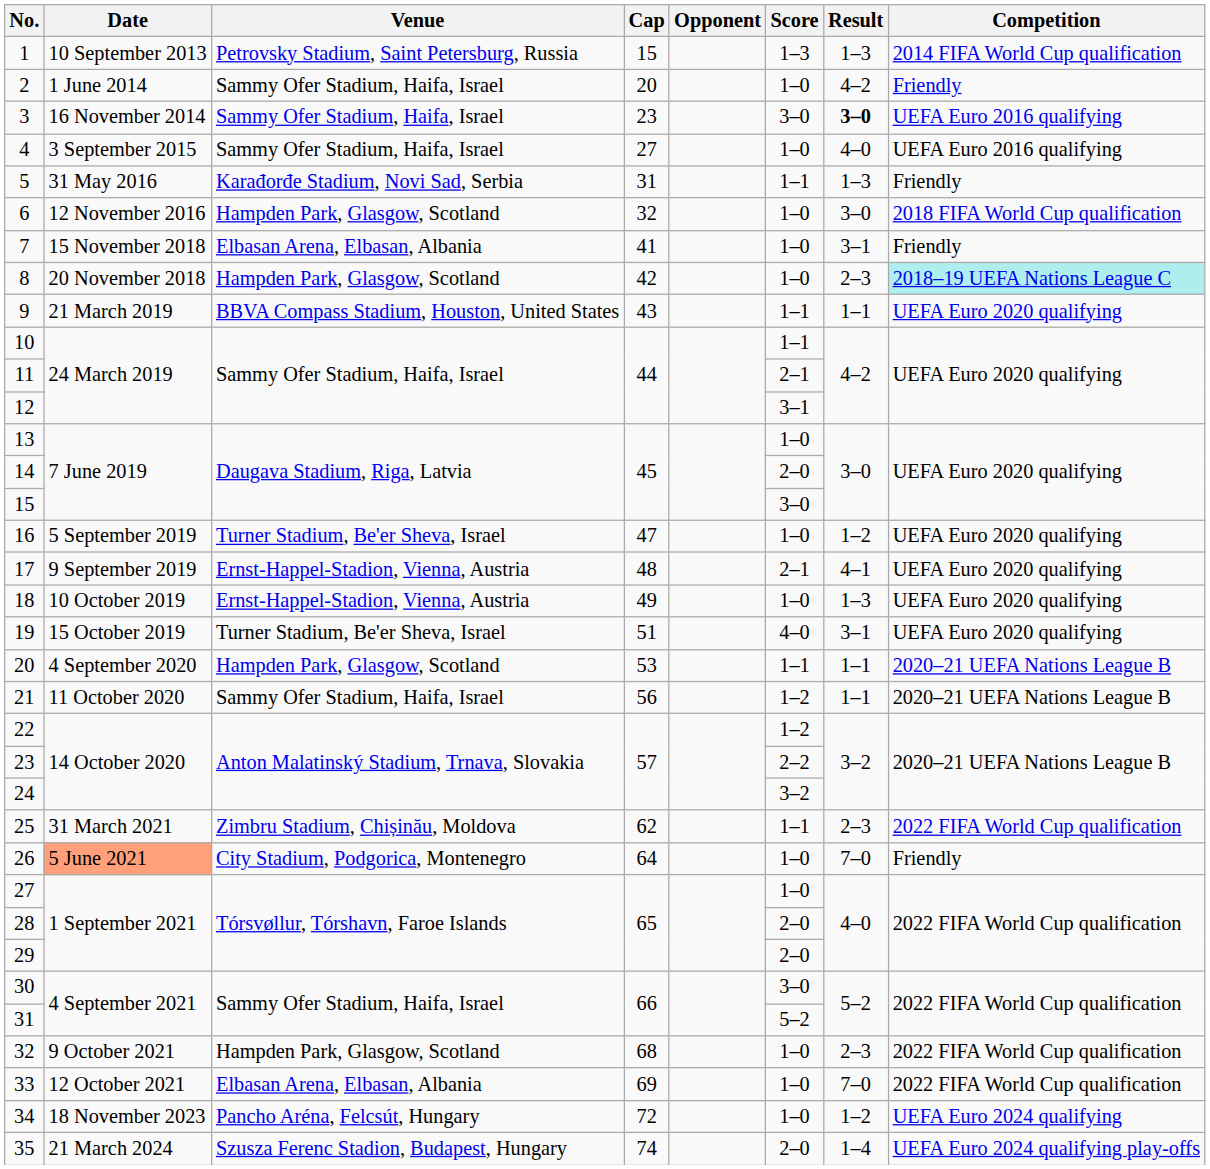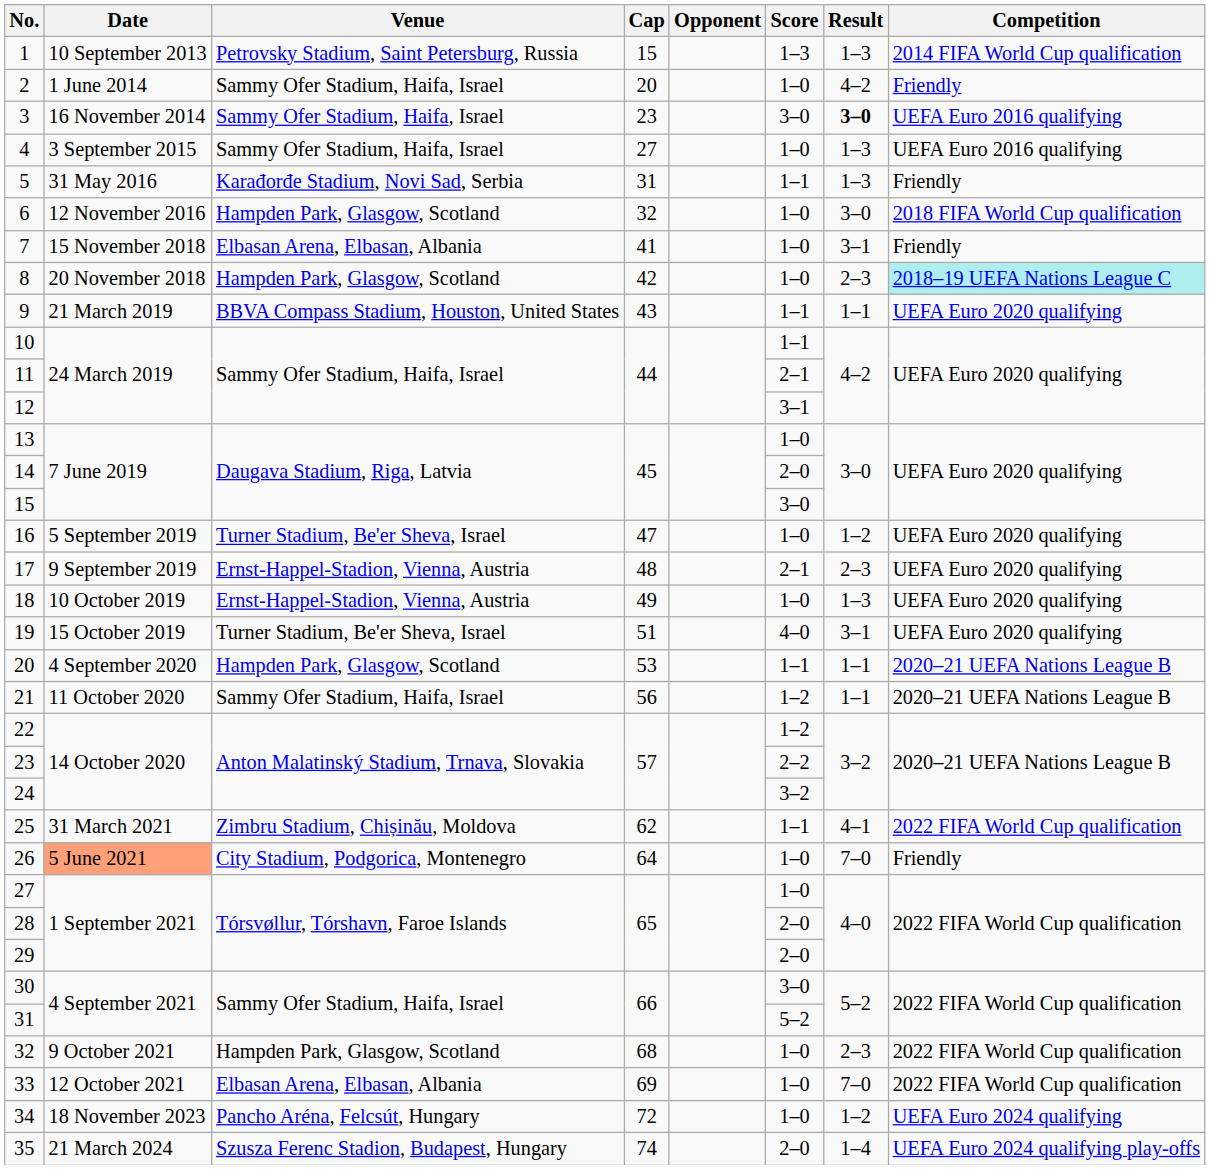(856, 149) 4–0 -> (856, 149) 1–3
(856, 568) 4–1 -> (856, 568) 2–3
(856, 826) 2–3 -> (856, 826) 4–1
